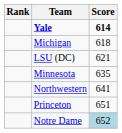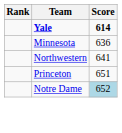- row: (53, 43)
- row: (54, 58)
(103, 74) 635 -> (103, 43) 636
